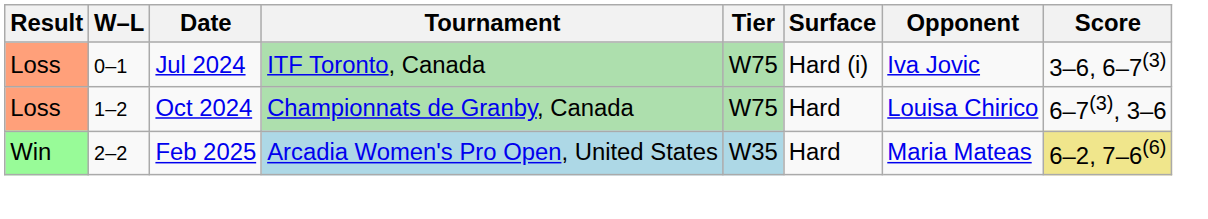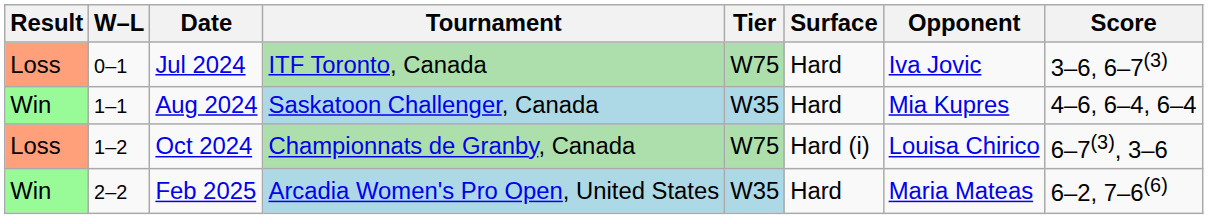(829, 64) Hard (i) -> (816, 64) Hard
+ row: (206, 105)
(815, 108) Hard -> (830, 146) Hard (i)
(1108, 152) khaki background -> (1109, 190) no background
